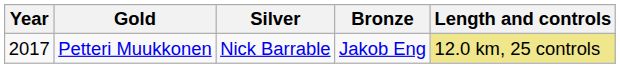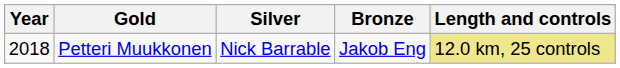(29, 48) 2017 -> (29, 48) 2018
